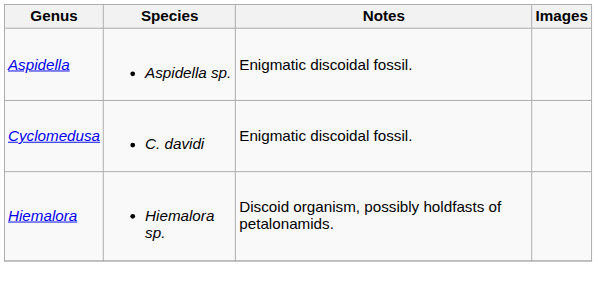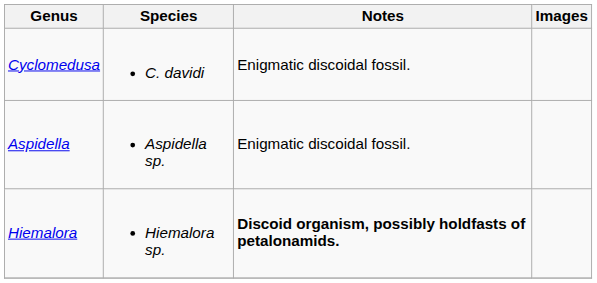rows swapped: (39, 64) <-> (54, 136)
(370, 216) normal -> (381, 233) bold
